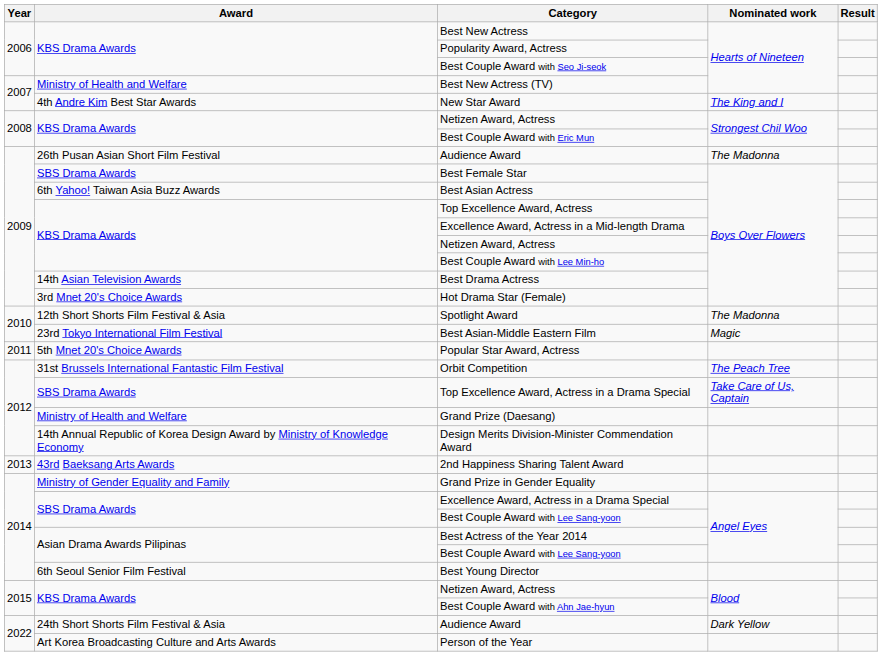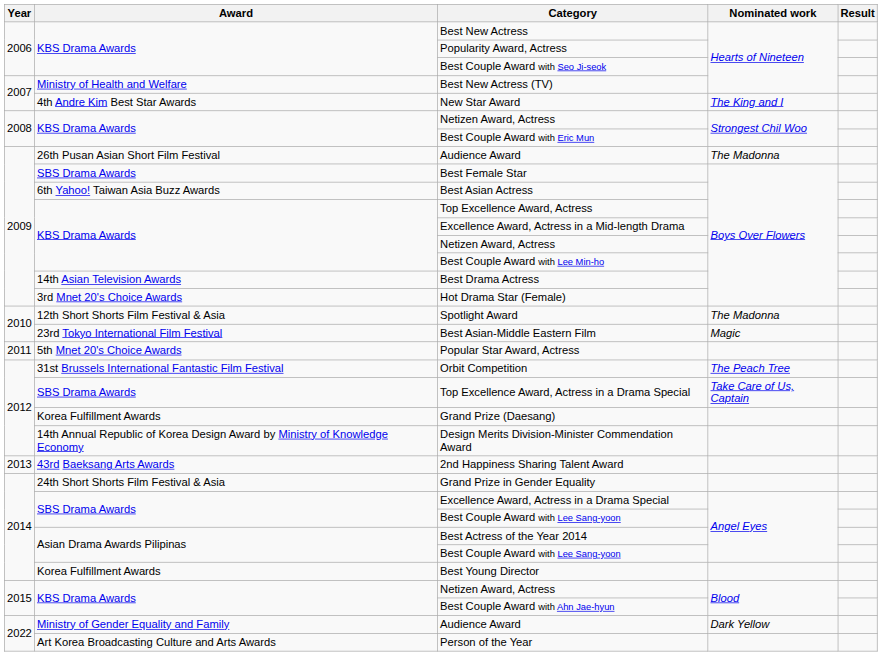(112, 416) Ministry of Health and Welfare -> (99, 416) Korea Fulfillment Awards
(133, 482) Ministry of Gender Equality and Family -> (131, 482) 24th Short Shorts Film Festival & Asia
(111, 571) 6th Seoul Senior Film Festival -> (99, 571) Korea Fulfillment Awards
(131, 624) 24th Short Shorts Film Festival & Asia -> (133, 624) Ministry of Gender Equality and Family
